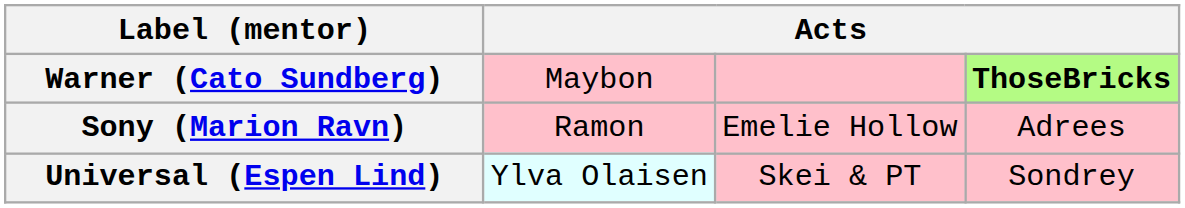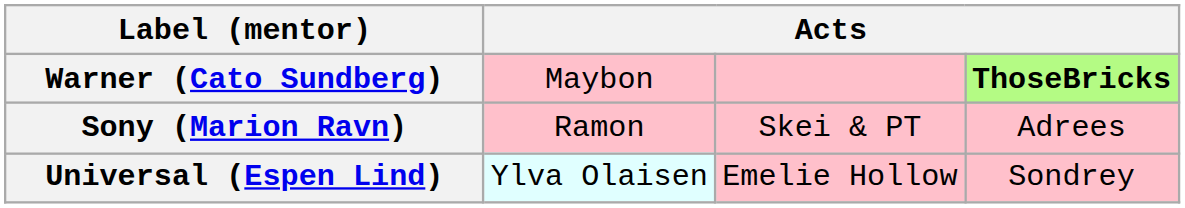(840, 128) Emelie Hollow -> (840, 128) Skei & PT
(840, 177) Skei & PT -> (840, 177) Emelie Hollow
